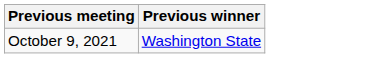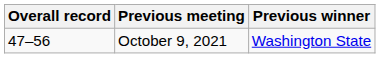+ column: (60, 16)
